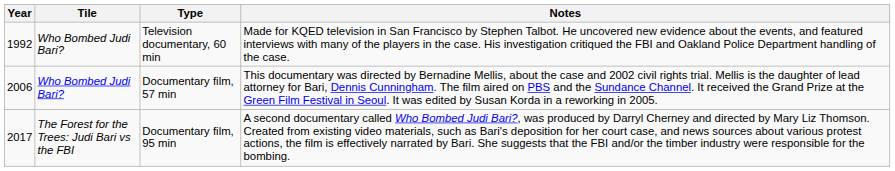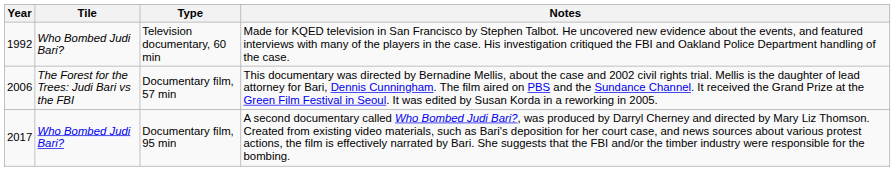(84, 87) Who Bombed Judi Bari? -> (84, 87) The Forest for the Trees: Judi Bari vs the FBI
(84, 137) The Forest for the Trees: Judi Bari vs the FBI -> (84, 137) Who Bombed Judi Bari?
